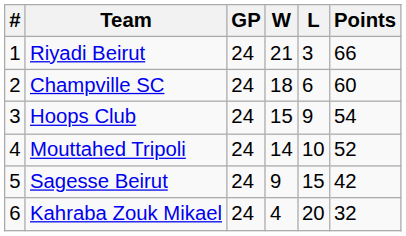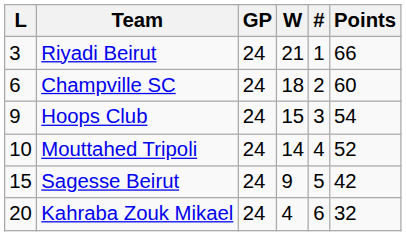columns swapped: (15, 20) <-> (313, 20)
